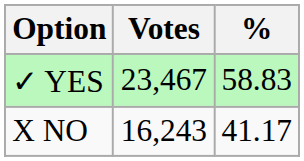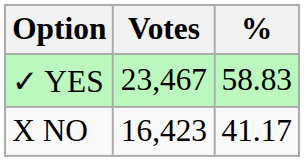(164, 130) 16,243 -> (164, 130) 16,423
